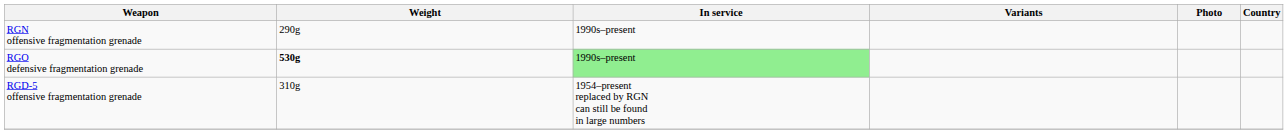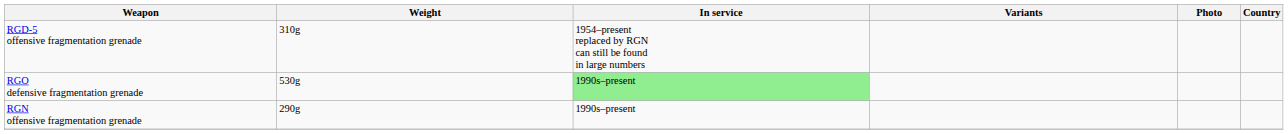rows swapped: (74, 91) <-> (74, 35)
(290, 57) bold -> (290, 80) normal
